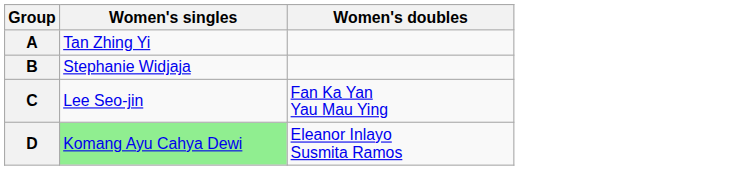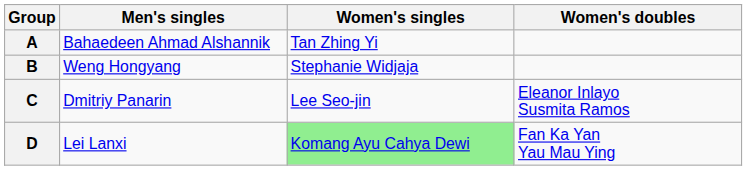+ column: (173, 17)
(339, 101) Fan Ka Yan Yau Mau Ying -> (574, 101) Eleanor Inlayo Susmita Ramos
(346, 144) Eleanor Inlayo Susmita Ramos -> (567, 144) Fan Ka Yan Yau Mau Ying
